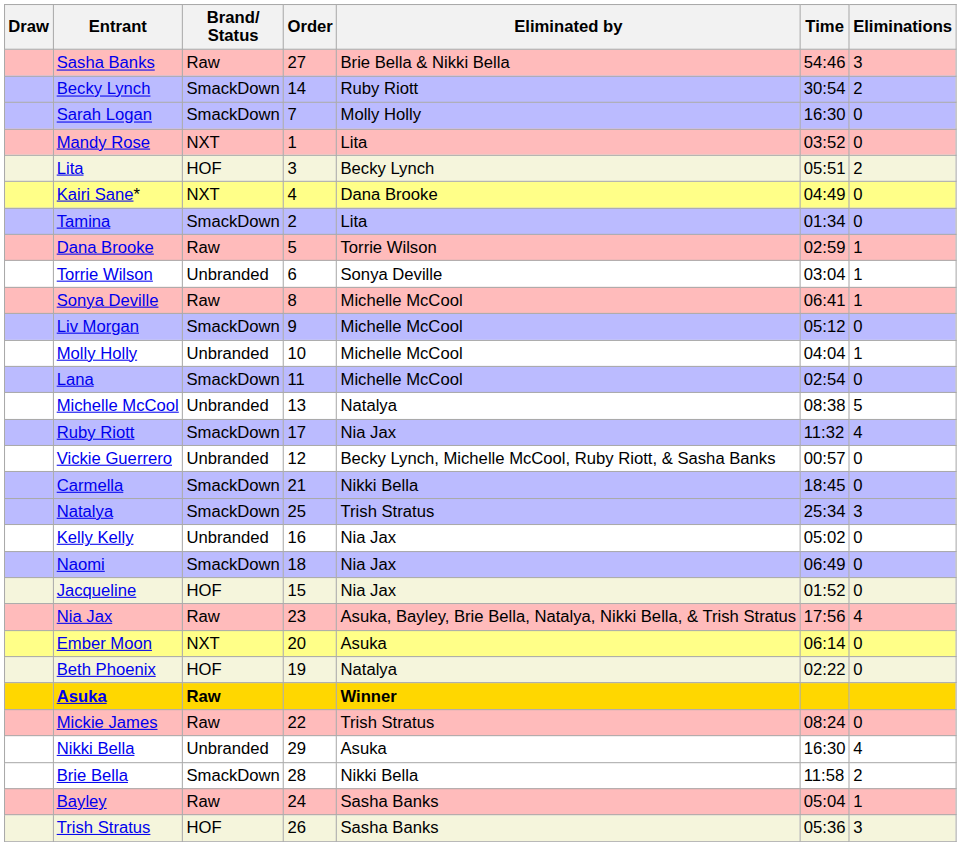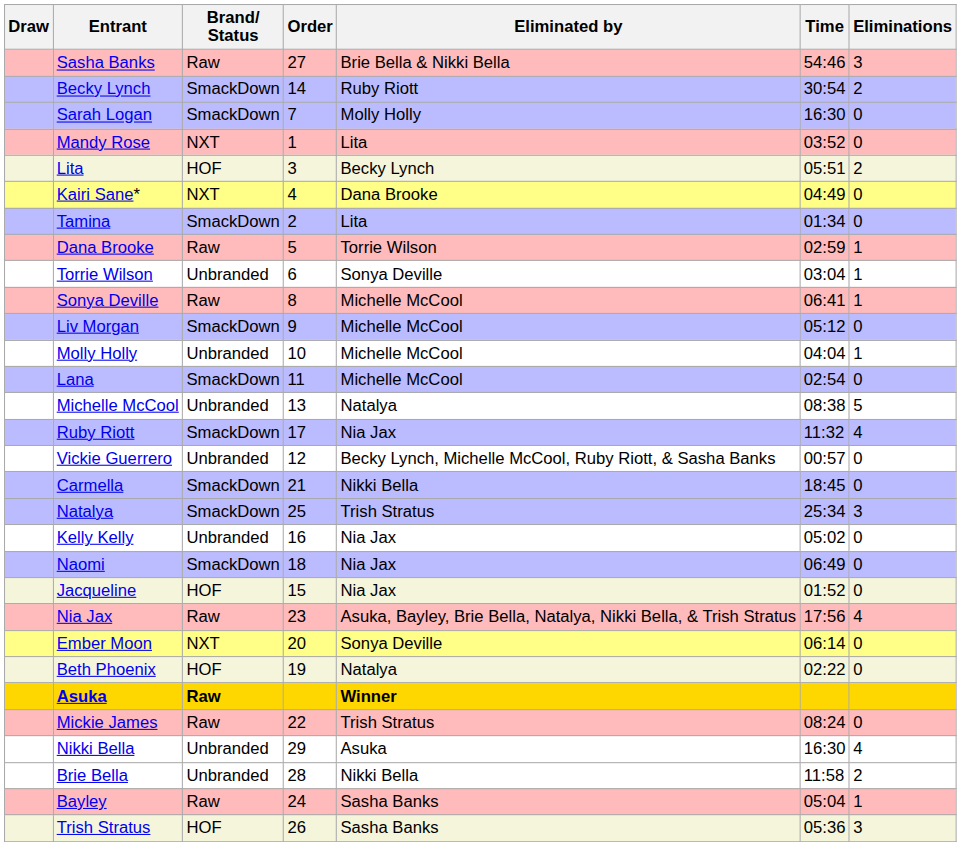(364, 643) Asuka -> (391, 643) Sonya Deville
(233, 775) SmackDown -> (228, 775) Unbranded
